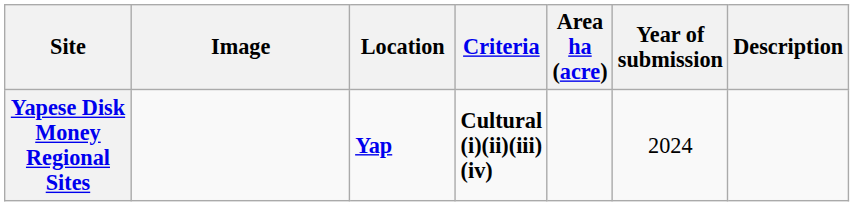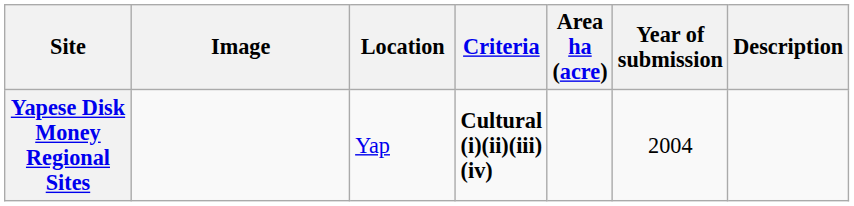(374, 144) bold -> (373, 144) normal
(670, 144) 2024 -> (670, 144) 2004
